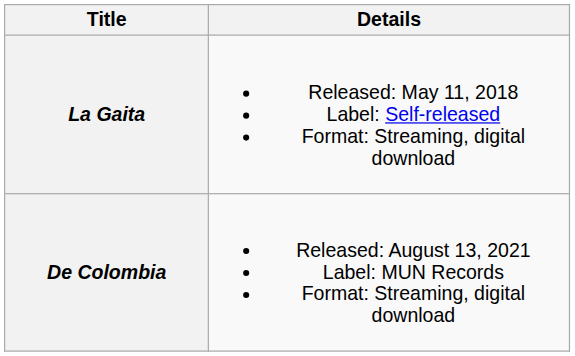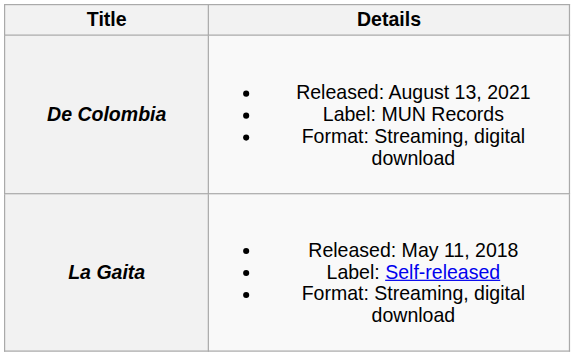rows swapped: (107, 114) <-> (107, 272)
